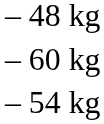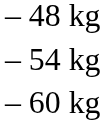rows swapped: (53, 102) <-> (53, 59)
